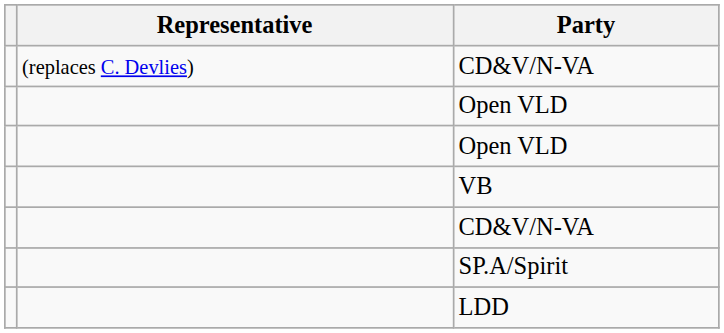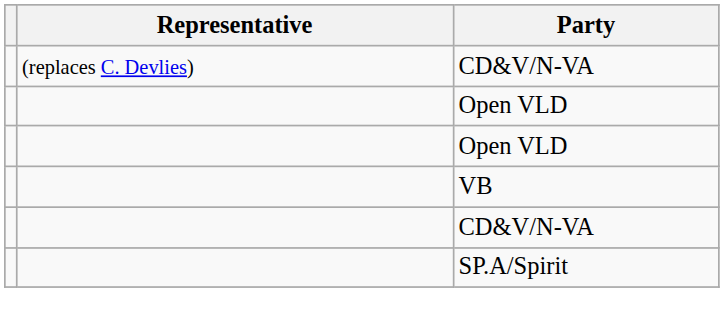- row: (235, 308)
